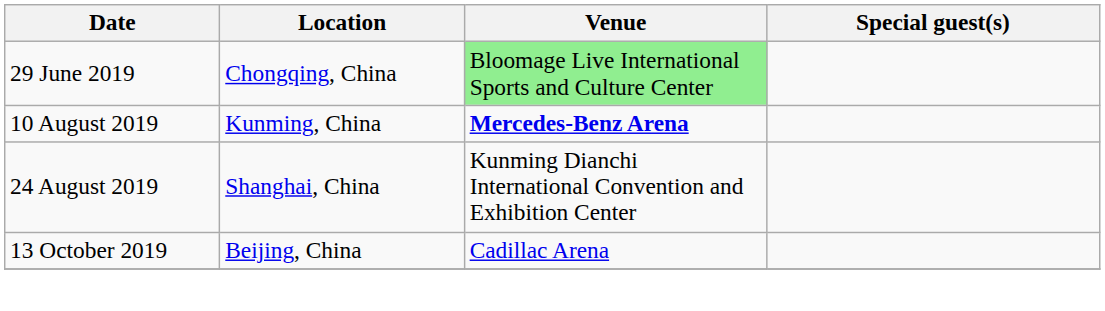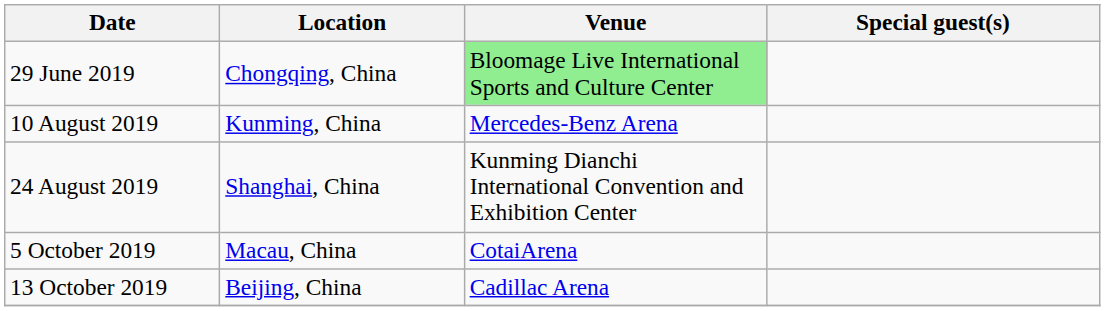(579, 123) bold -> (574, 123) normal
+ row: (83, 250)
